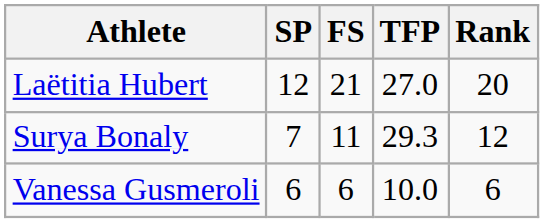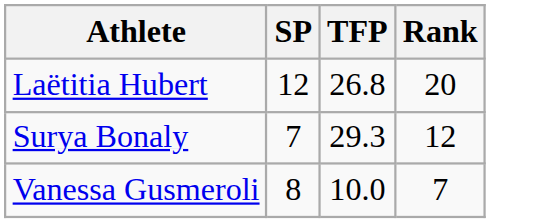- column: (346, 31)
(410, 84) 27.0 -> (357, 84) 26.8
(293, 190) 6 -> (293, 190) 8
(493, 190) 6 -> (440, 190) 7
